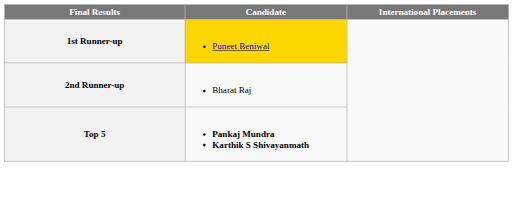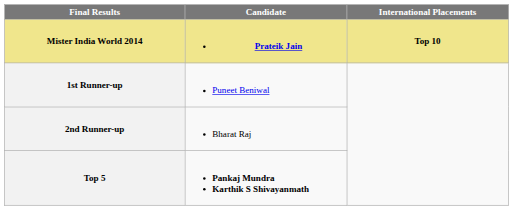+ row: (95, 41)
(266, 47) gold background -> (266, 91) no background
